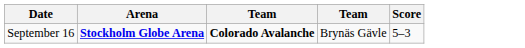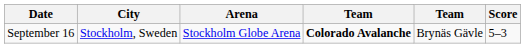+ column: (129, 14)
(142, 33) bold -> (242, 33) normal
